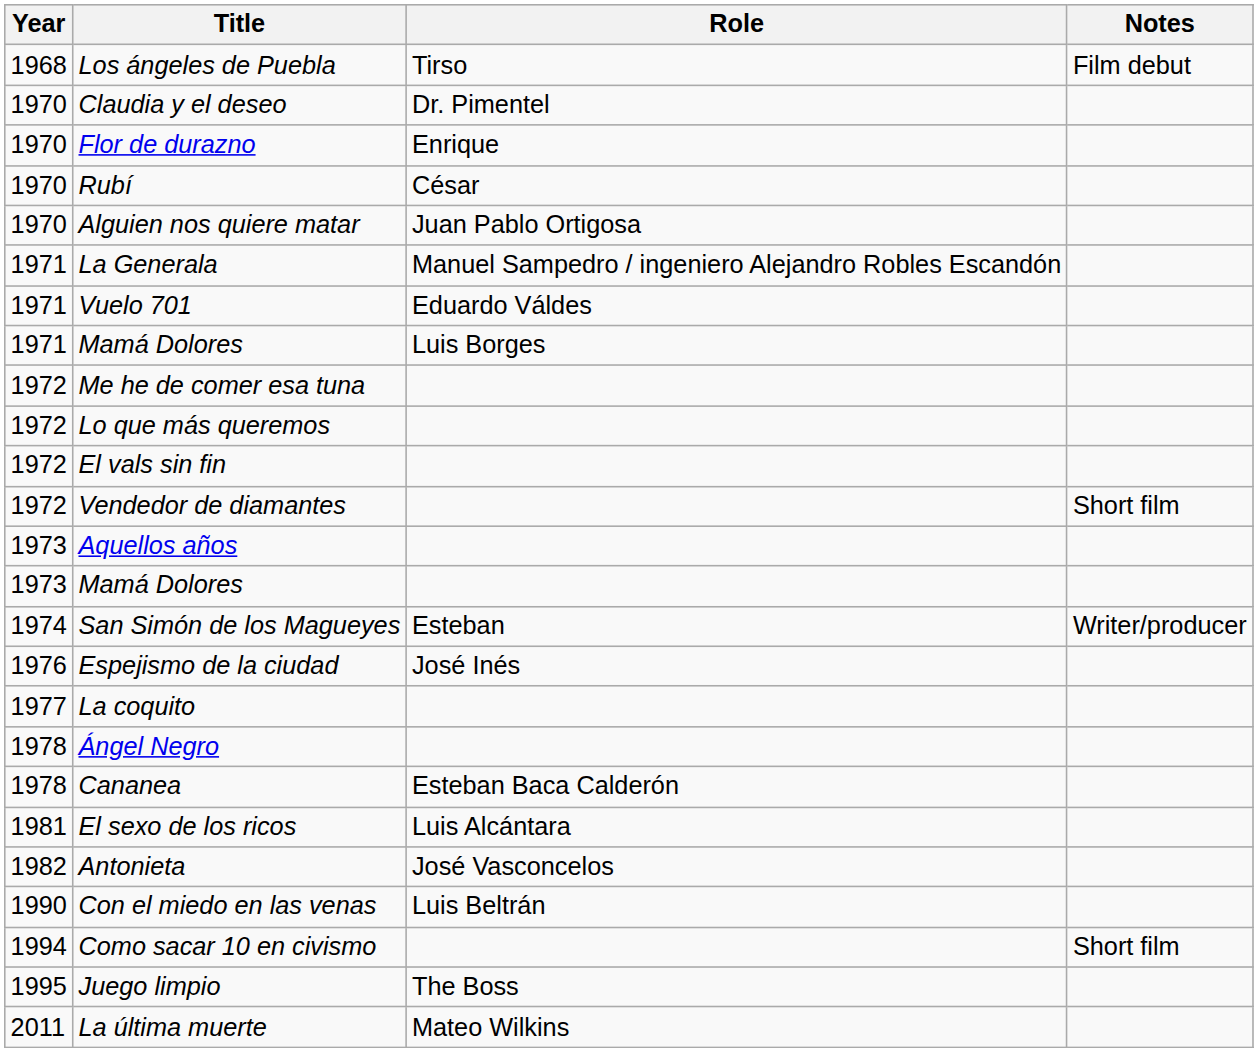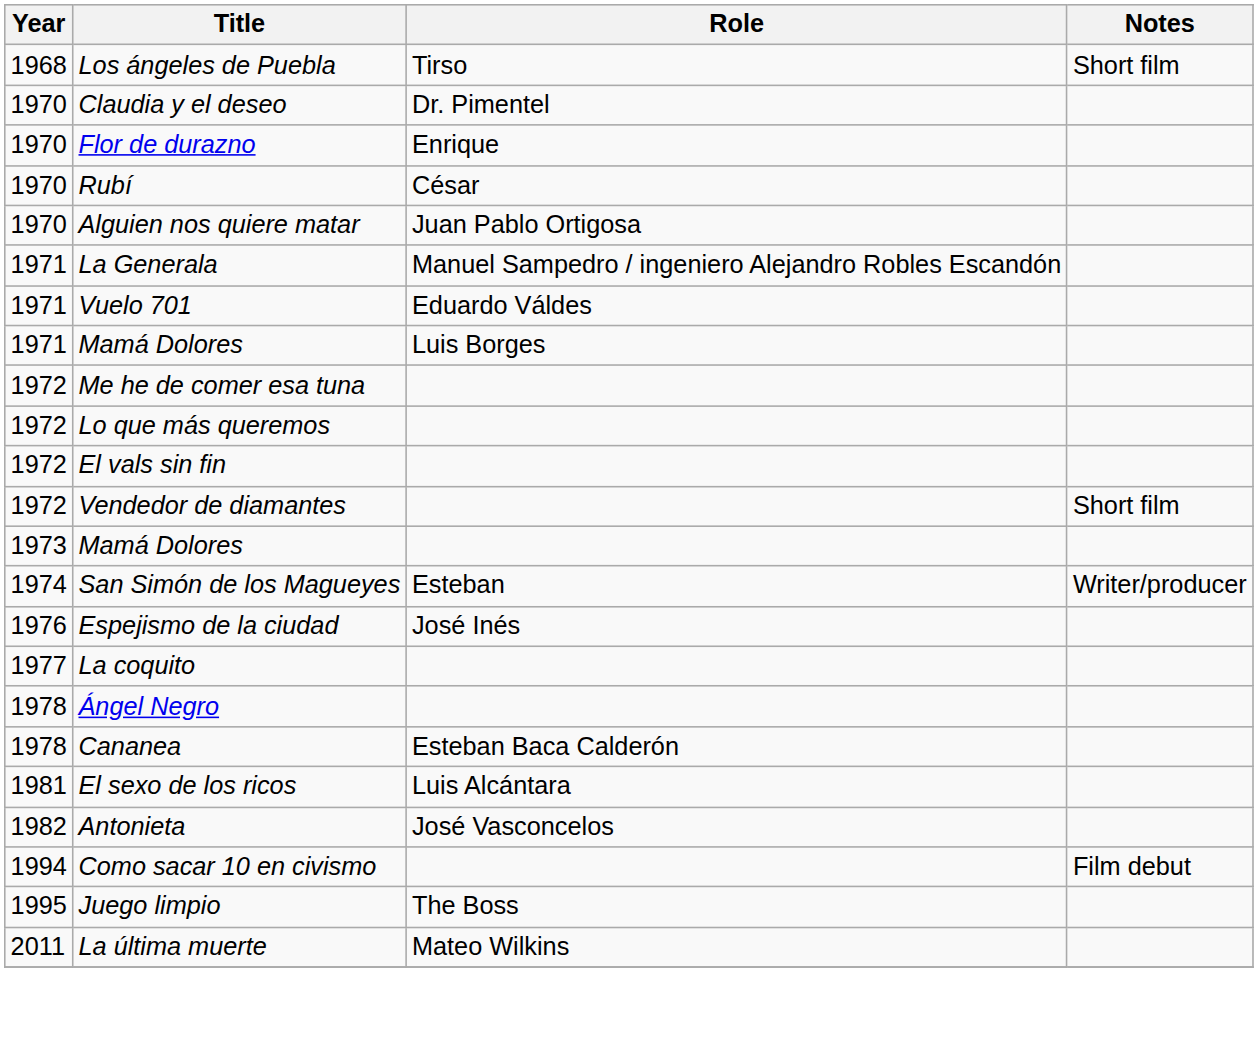(1132, 64) Film debut -> (1126, 64) Short film
- row: (158, 545)
- row: (227, 906)
(1126, 946) Short film -> (1132, 866) Film debut
